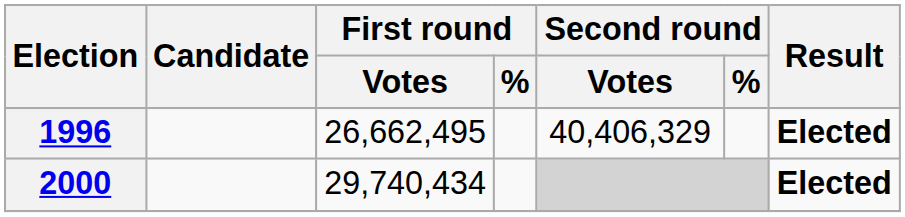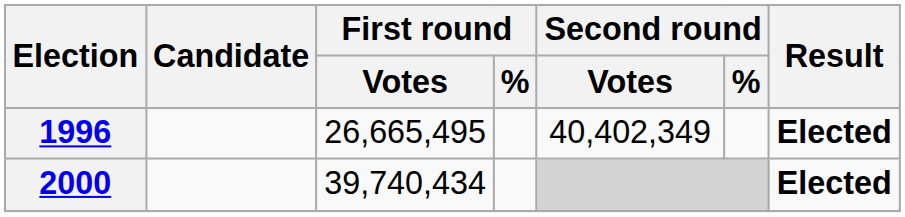(405, 132) 26,662,495 -> (405, 132) 26,665,495
(630, 132) 40,406,329 -> (630, 132) 40,402,349
(405, 183) 29,740,434 -> (405, 183) 39,740,434
